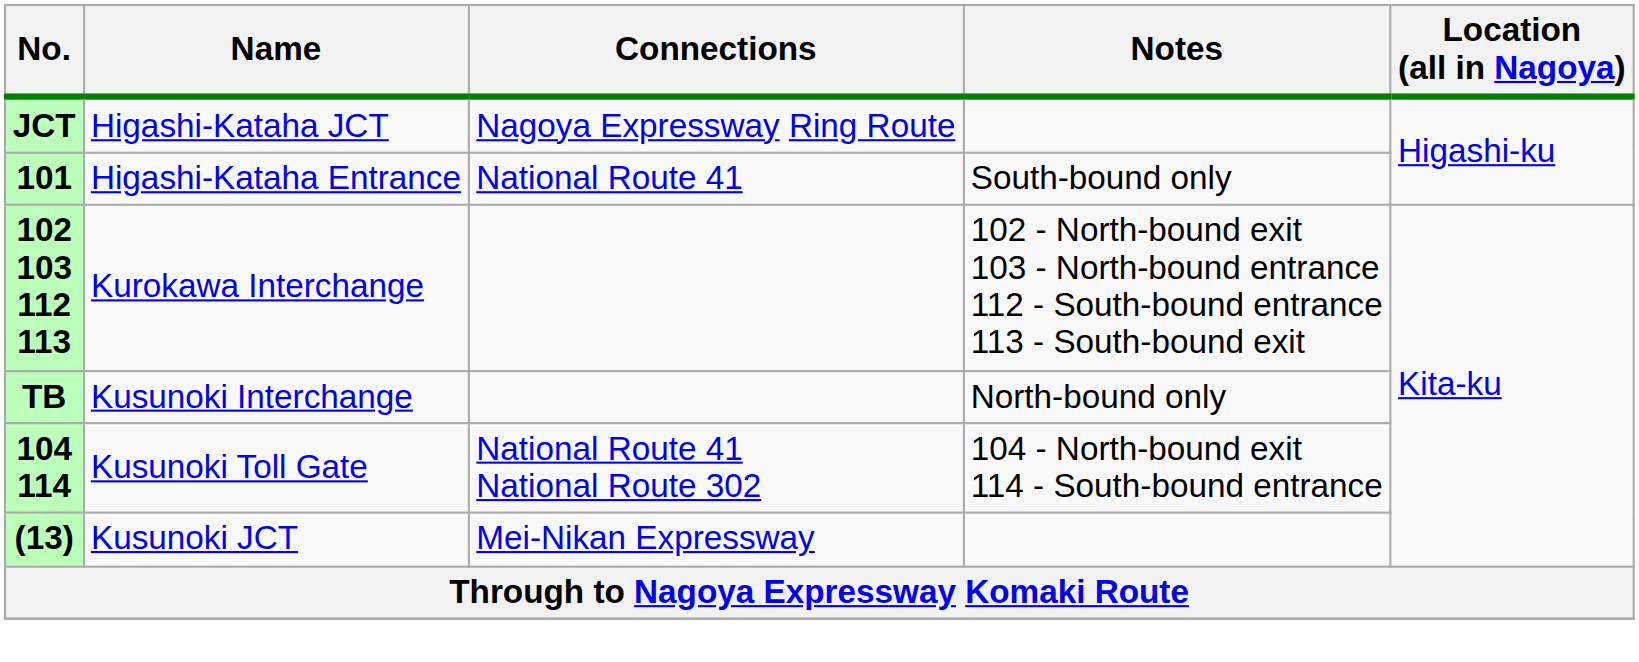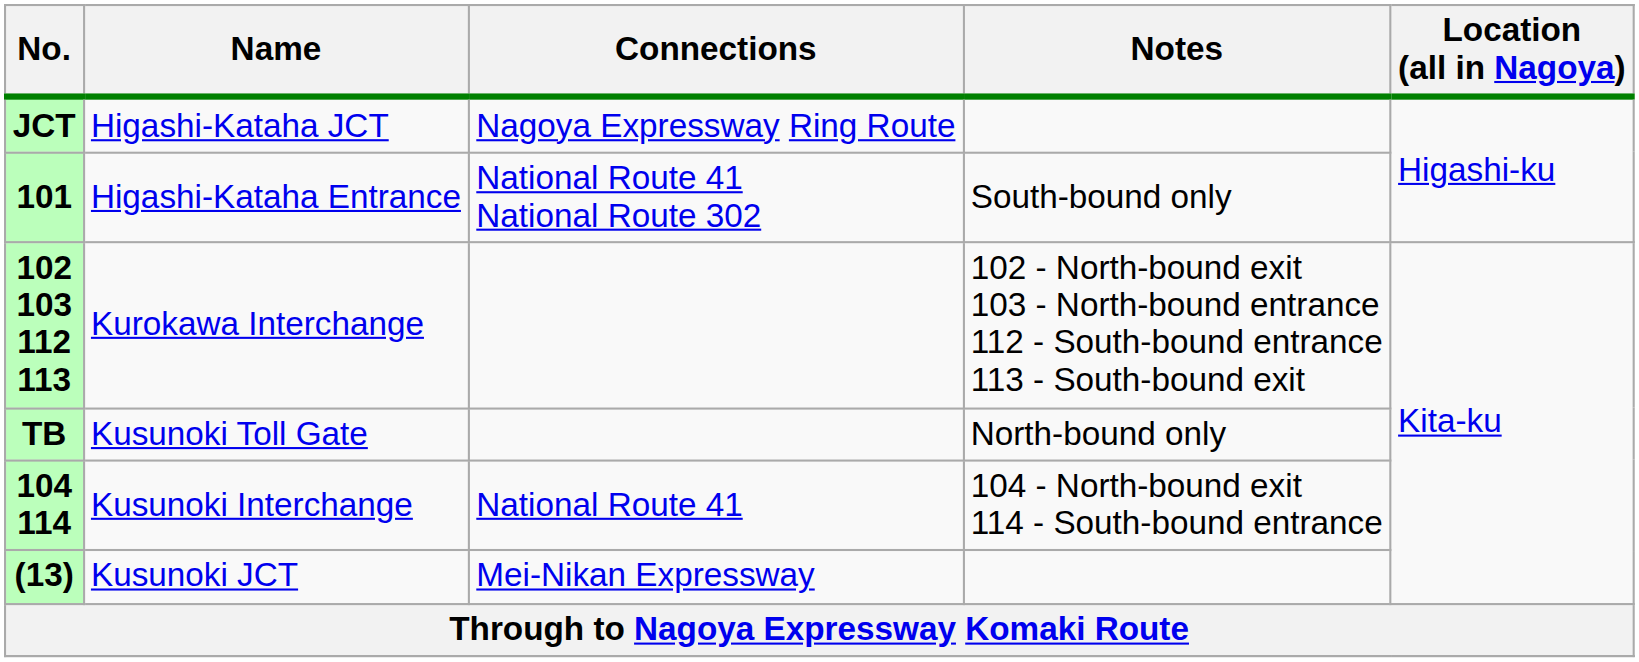(610, 178) National Route 41 -> (619, 196) National Route 41 National Route 302
(252, 395) Kusunoki Interchange -> (229, 433) Kusunoki Toll Gate
(229, 467) Kusunoki Toll Gate -> (252, 504) Kusunoki Interchange
(619, 467) National Route 41 National Route 302 -> (610, 504) National Route 41
